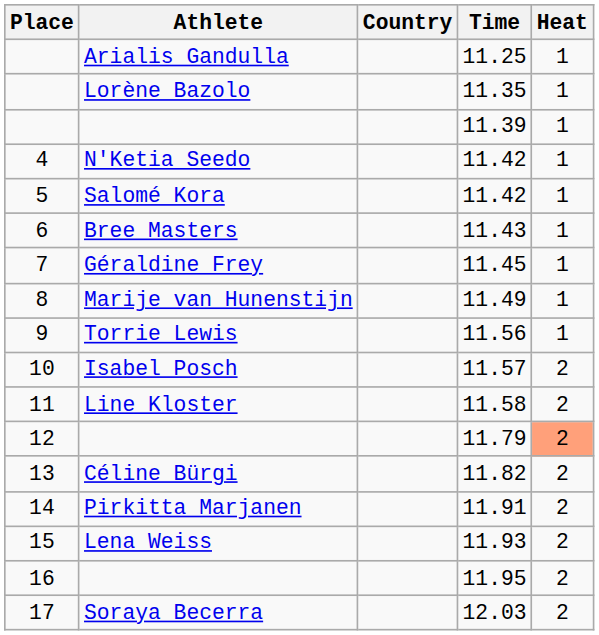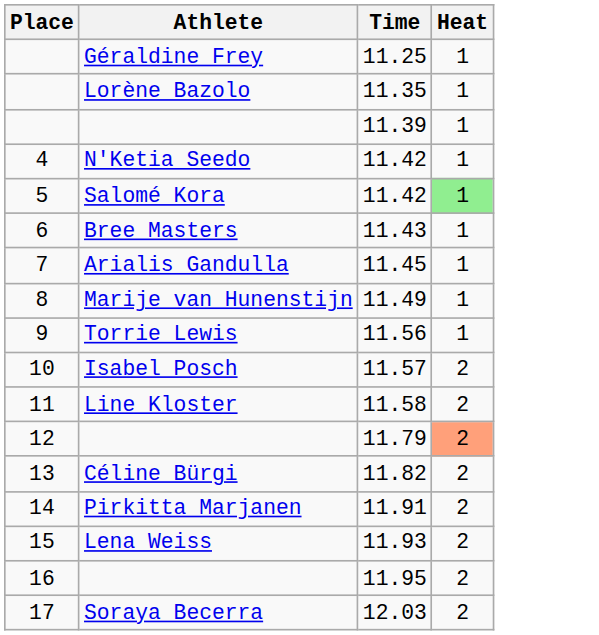- column: (408, 22)
(186, 57) Arialis Gandulla -> (174, 57) Géraldine Frey
(562, 196) no background -> (463, 196) lightgreen background
(174, 265) Géraldine Frey -> (186, 265) Arialis Gandulla
